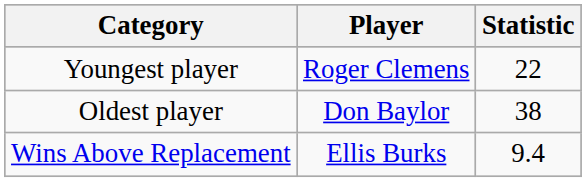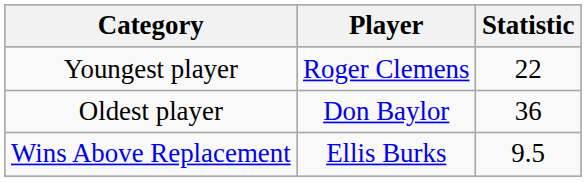(528, 111) 38 -> (528, 111) 36
(528, 153) 9.4 -> (528, 153) 9.5
